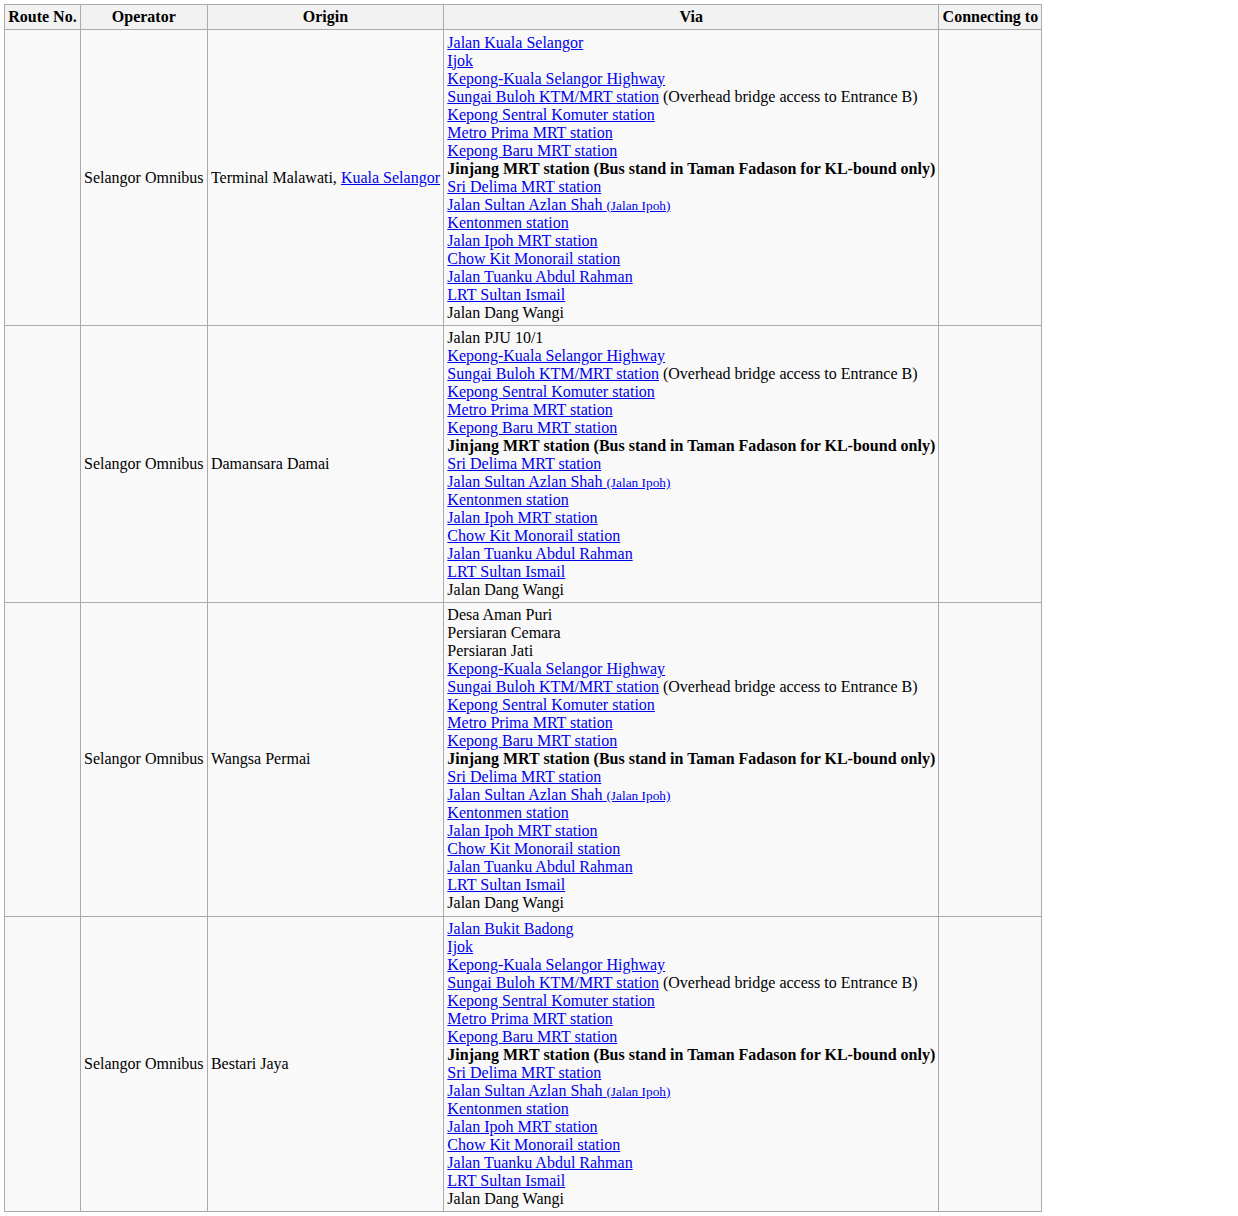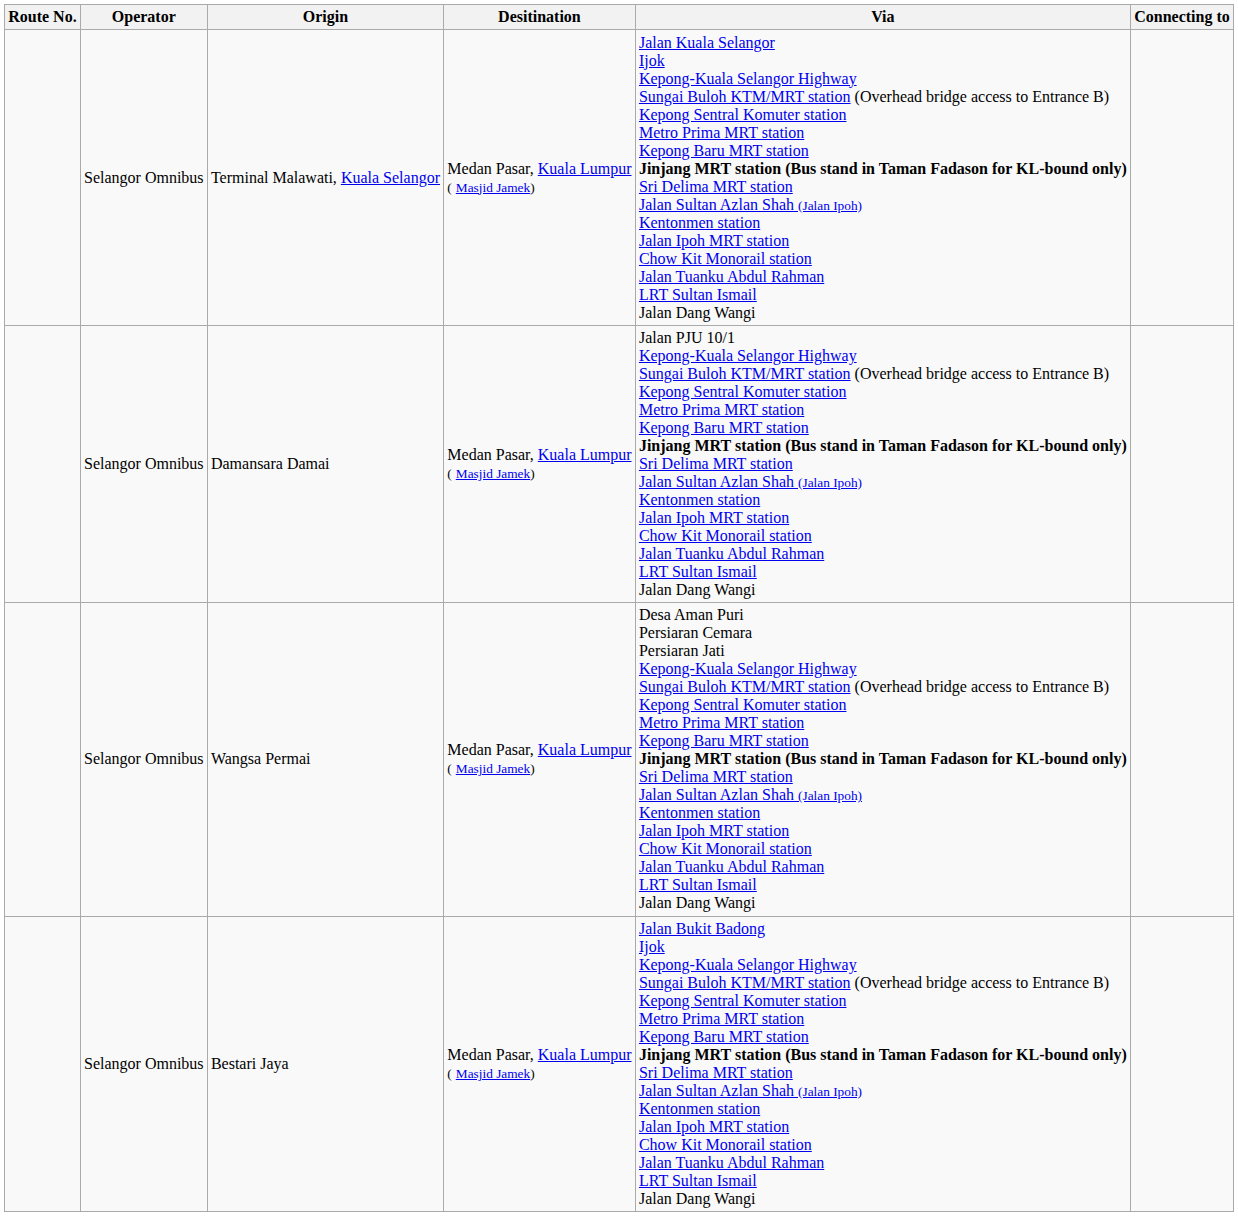+ column: (539, 17)
